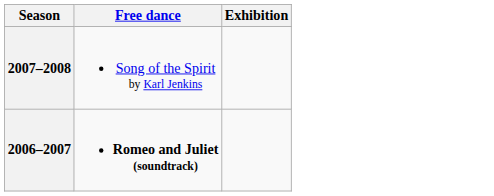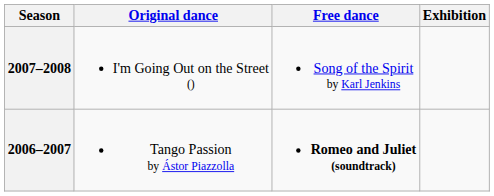+ column: (173, 15)
